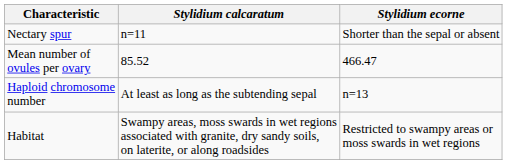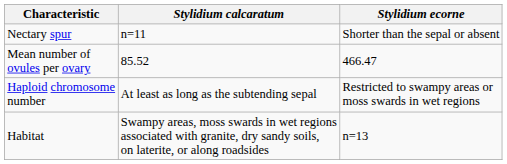(355, 94) n=13 -> (418, 94) Restricted to swampy areas or moss swards in wet regions
(418, 135) Restricted to swampy areas or moss swards in wet regions -> (355, 135) n=13
